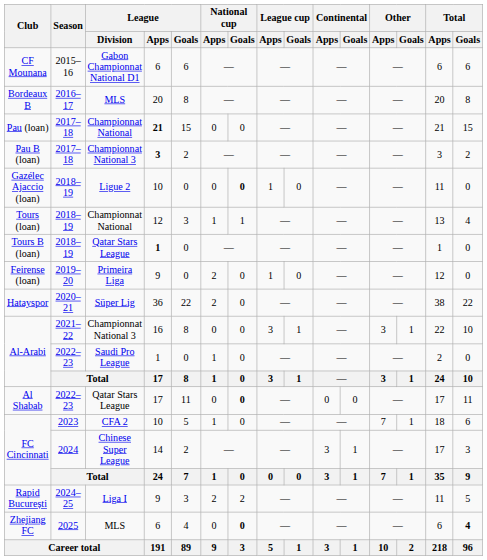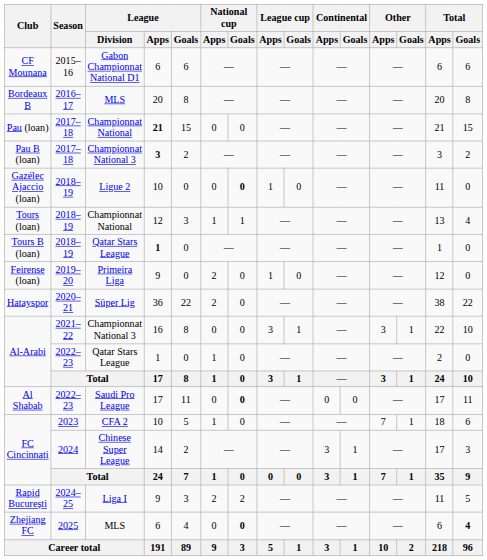(115, 357) Saudi Pro League -> (115, 357) Qatar Stars League
(115, 400) Qatar Stars League -> (115, 400) Saudi Pro League
